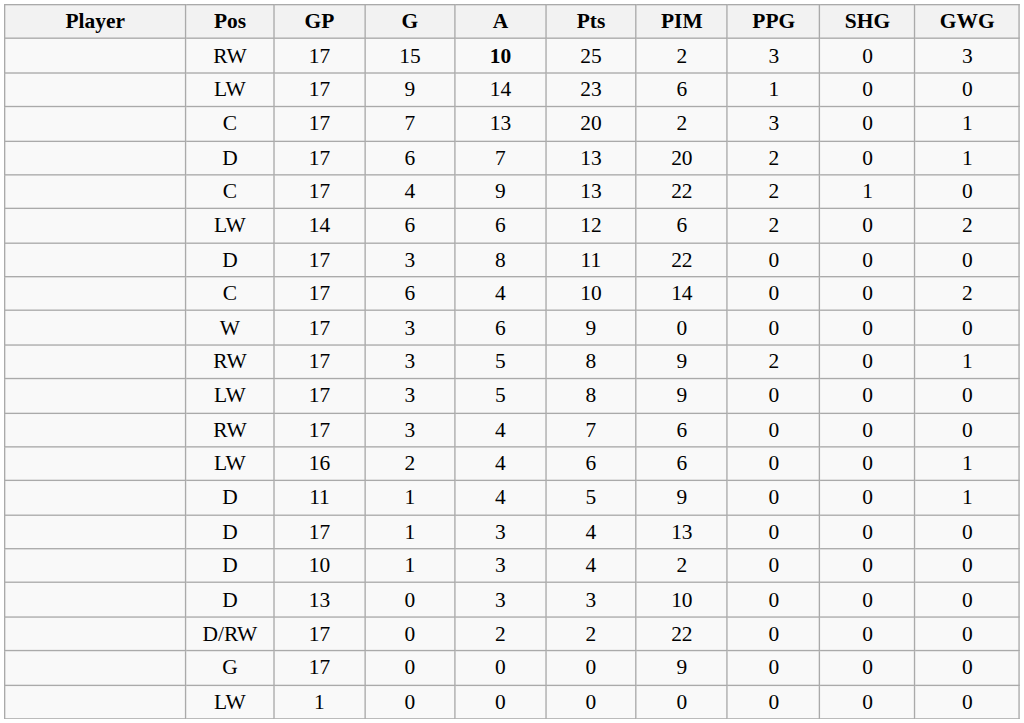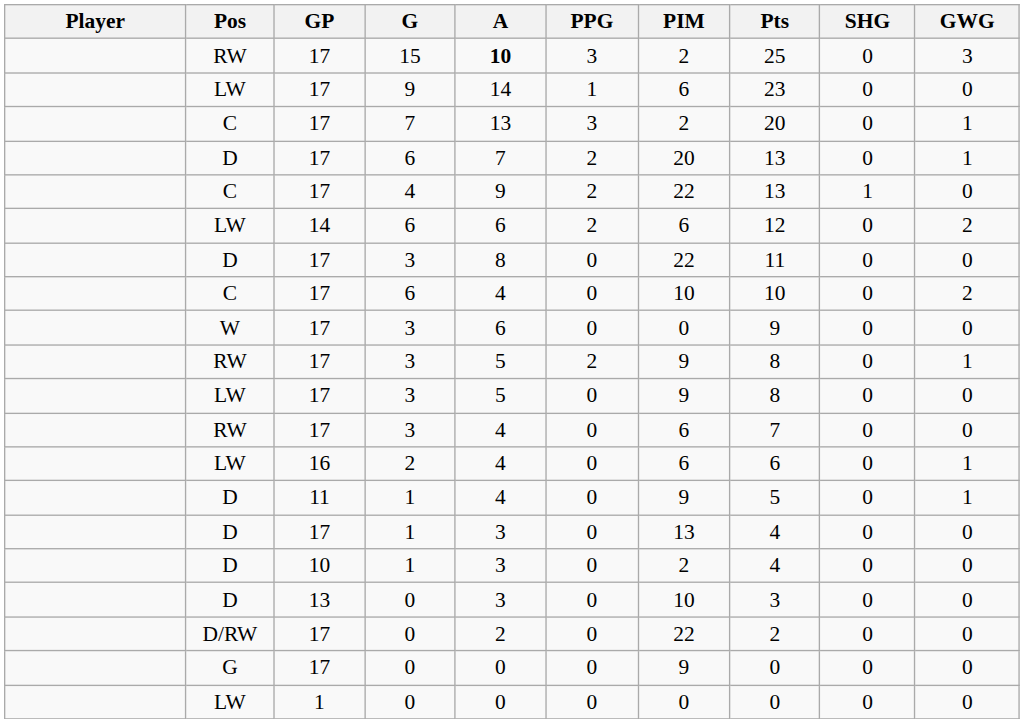columns swapped: (591, 21) <-> (774, 21)
(682, 293) 14 -> (684, 293) 10
